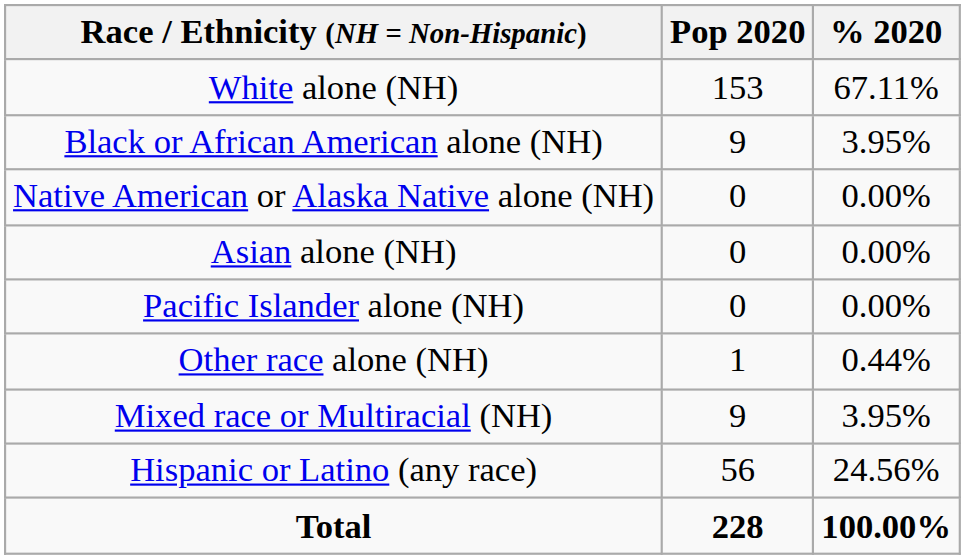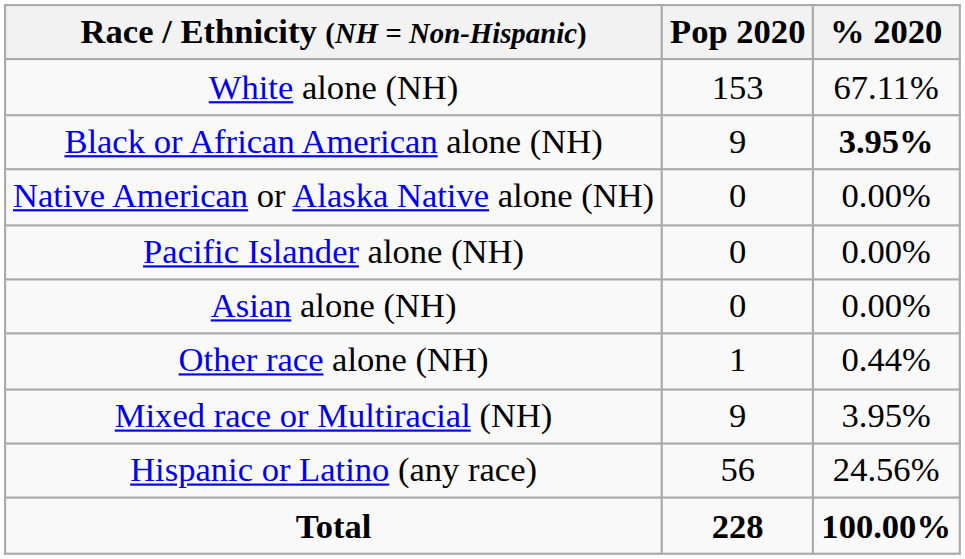(886, 141) normal -> (886, 141) bold
rows swapped: (334, 251) <-> (334, 305)
